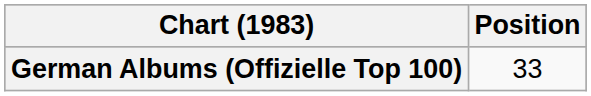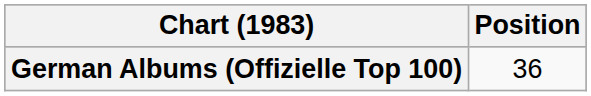(528, 68) 33 -> (528, 68) 36
